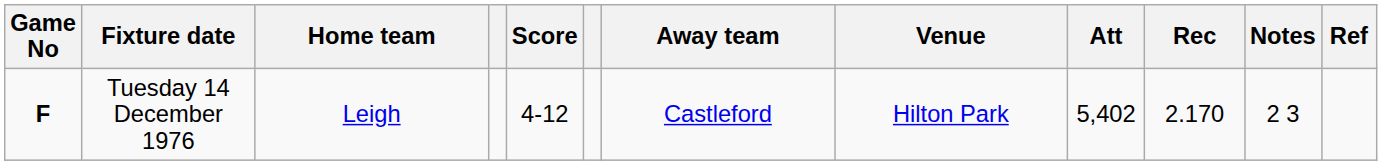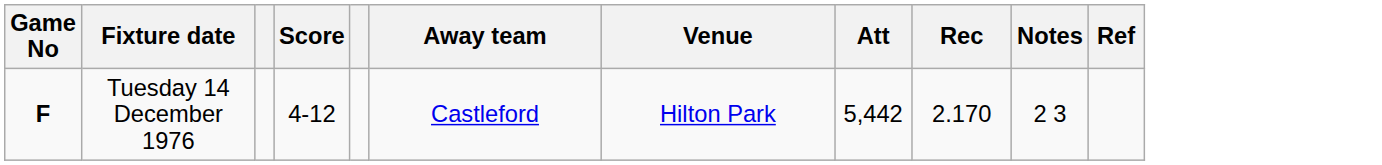- column: (372, 36)
(1106, 114) 5,402 -> (873, 114) 5,442
